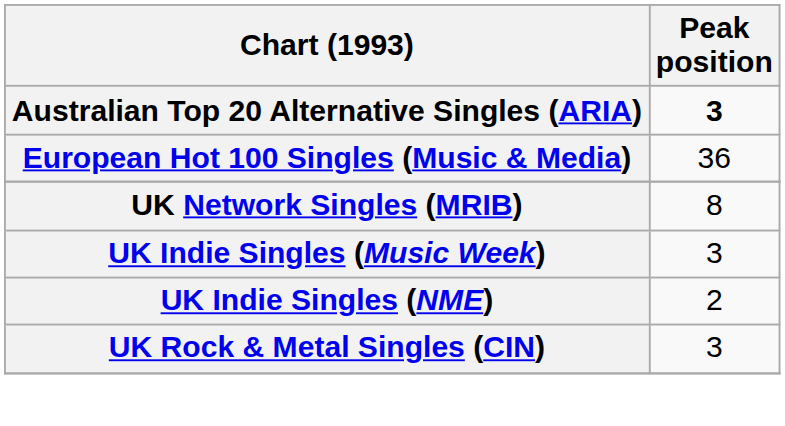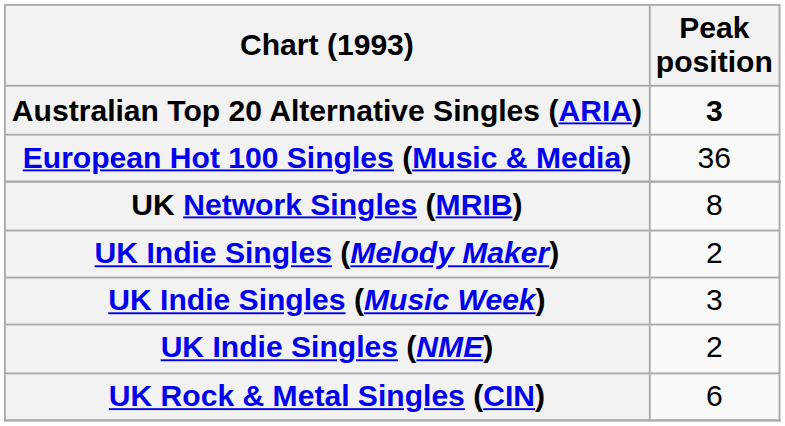+ row: (327, 253)
(714, 348) 3 -> (714, 396) 6
